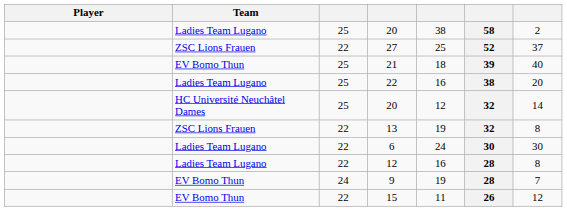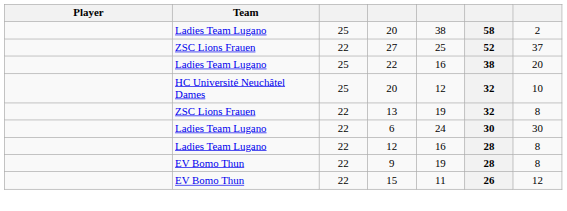- row: (210, 64)
(537, 105) 14 -> (537, 88) 10
(343, 180) 24 -> (343, 163) 22
(537, 180) 7 -> (537, 163) 8
